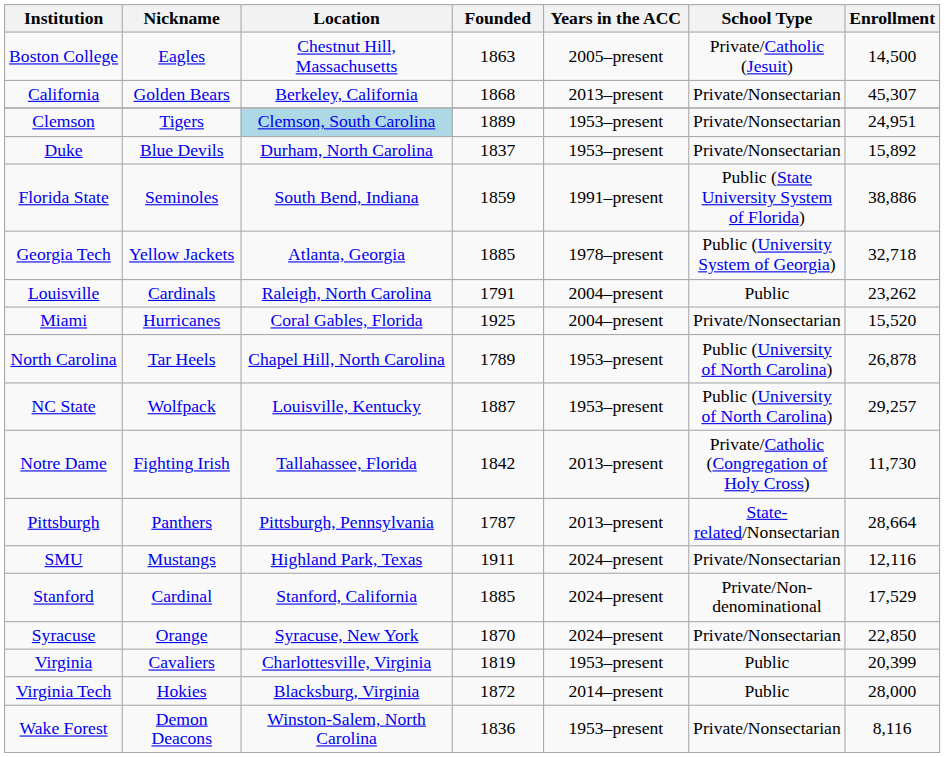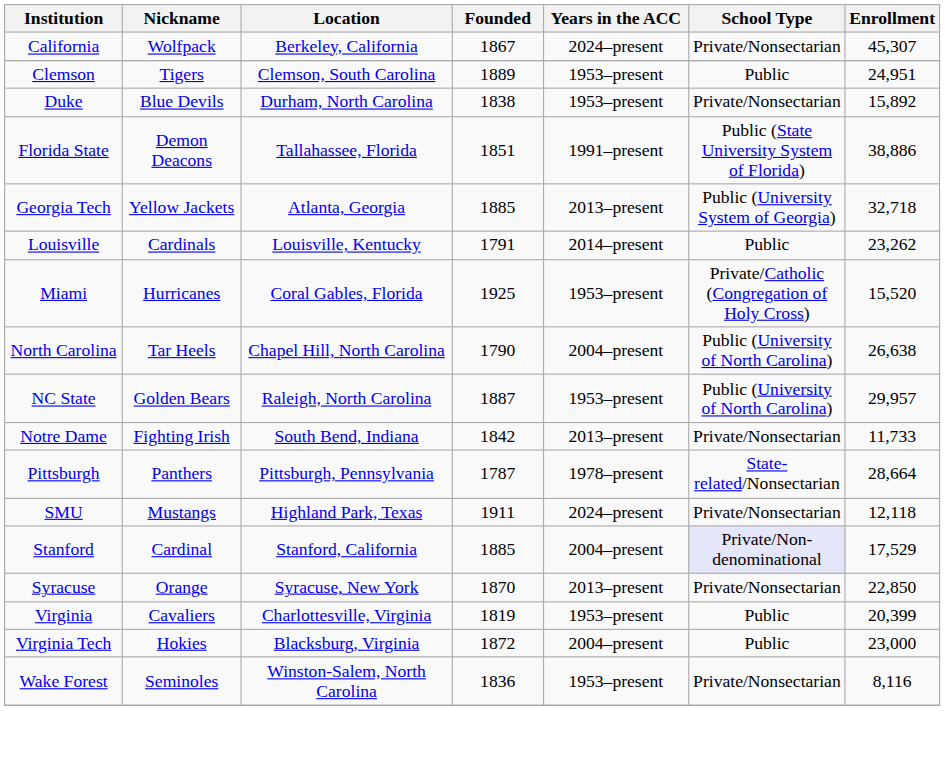- row: (64, 56)
(182, 94) Golden Bears -> (182, 46) Wolfpack
(498, 94) 1868 -> (498, 46) 1867
(616, 94) 2013–present -> (616, 46) 2024–present
(347, 121) lightblue background -> (347, 74) no background
(767, 121) Private/Nonsectarian -> (767, 74) Public
(498, 149) 1837 -> (498, 102) 1838
(182, 197) Seminoles -> (182, 149) Demon Deacons
(347, 197) South Bend, Indiana -> (347, 149) Tallahassee, Florida
(498, 197) 1859 -> (498, 149) 1851
(616, 255) 1978–present -> (616, 207) 2013–present
(347, 293) Raleigh, North Carolina -> (347, 245) Louisville, Kentucky
(616, 293) 2004–present -> (616, 245) 2014–present
(616, 320) 2004–present -> (616, 293) 1953–present
(767, 320) Private/Nonsectarian -> (767, 293) Private/Catholic (Congregation of Holy Cross)
(498, 358) 1789 -> (498, 350) 1790
(616, 358) 1953–present -> (616, 350) 2004–present
(892, 358) 26,878 -> (892, 350) 26,638
(182, 406) Wolfpack -> (182, 398) Golden Bears
(347, 406) Louisville, Kentucky -> (347, 398) Raleigh, North Carolina
(892, 406) 29,257 -> (892, 398) 29,957
(347, 464) Tallahassee, Florida -> (347, 436) South Bend, Indiana
(767, 464) Private/Catholic (Congregation of Holy Cross) -> (767, 436) Private/Nonsectarian
(892, 464) 11,730 -> (892, 436) 11,733
(616, 521) 2013–present -> (616, 473) 1978–present
(892, 559) 12,116 -> (892, 511) 12,118
(616, 597) 2024–present -> (616, 549) 2004–present
(767, 597) no background -> (767, 549) lavender background
(616, 635) 2024–present -> (616, 587) 2013–present
(616, 690) 2014–present -> (616, 643) 2004–present
(892, 690) 28,000 -> (892, 643) 23,000
(182, 728) Demon Deacons -> (182, 681) Seminoles
